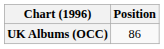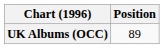(135, 33) 86 -> (135, 33) 89
